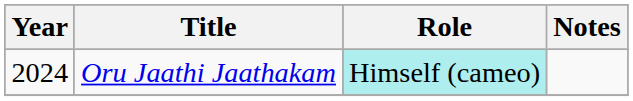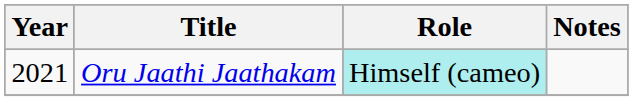(40, 71) 2024 -> (40, 71) 2021
